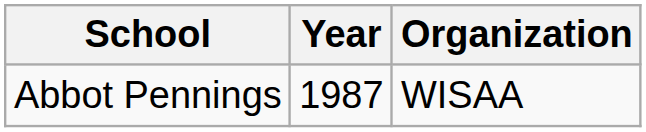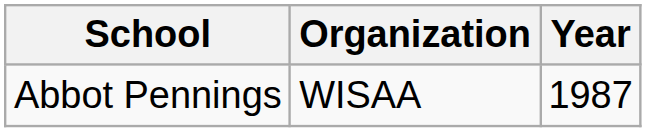columns swapped: (341, 34) <-> (517, 34)
